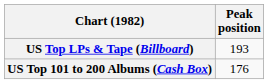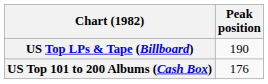(239, 48) 193 -> (239, 48) 190
